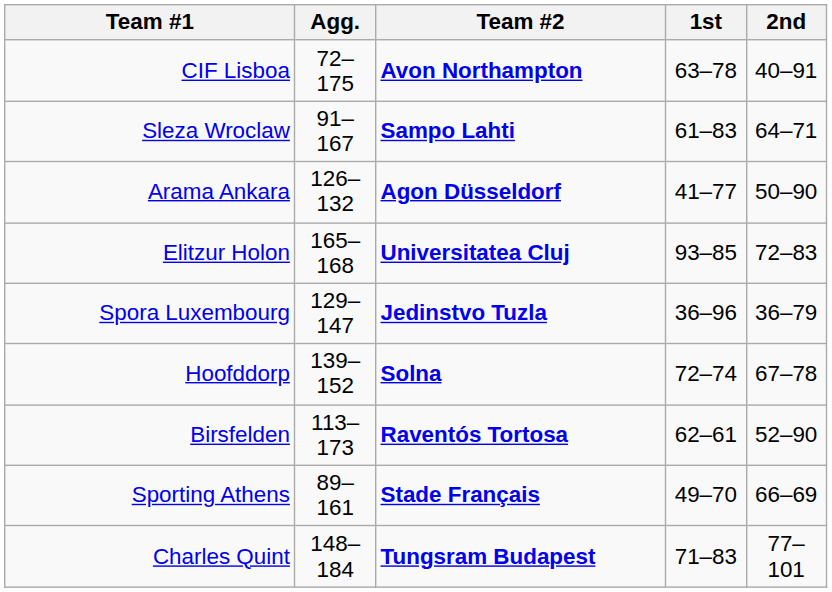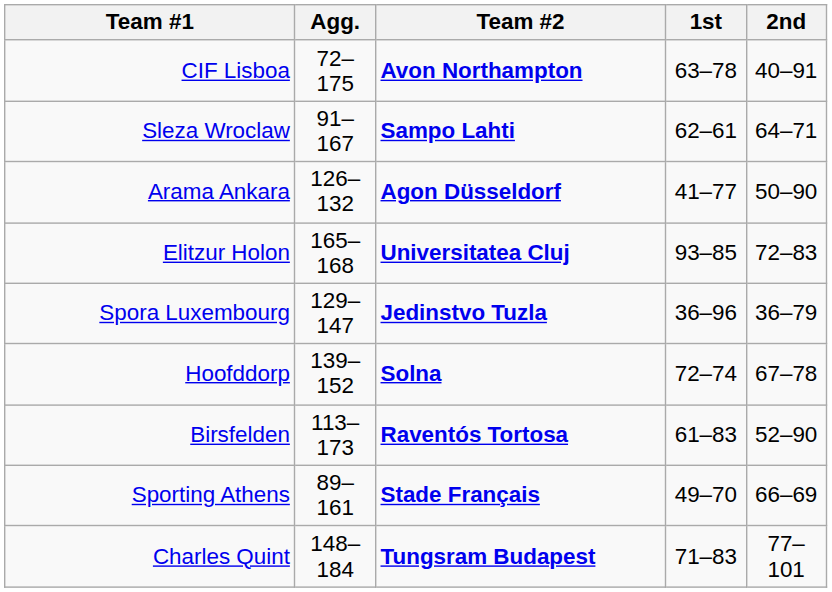(706, 131) 61–83 -> (706, 131) 62–61
(706, 434) 62–61 -> (706, 434) 61–83
